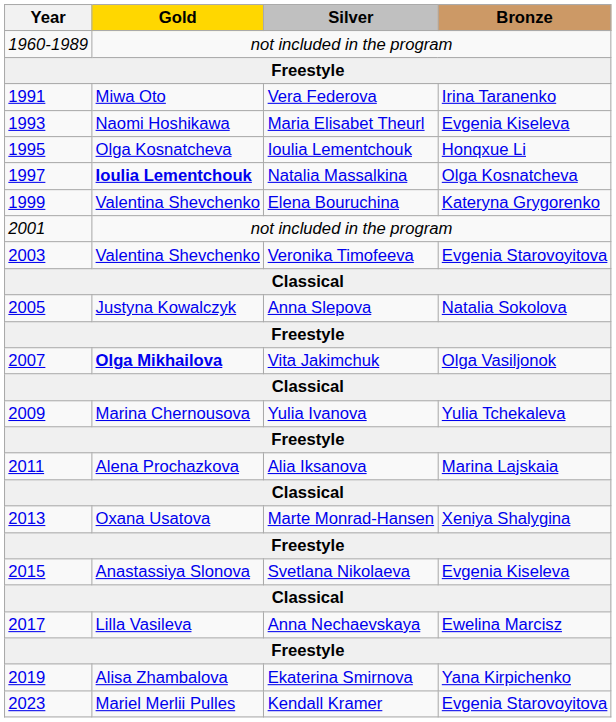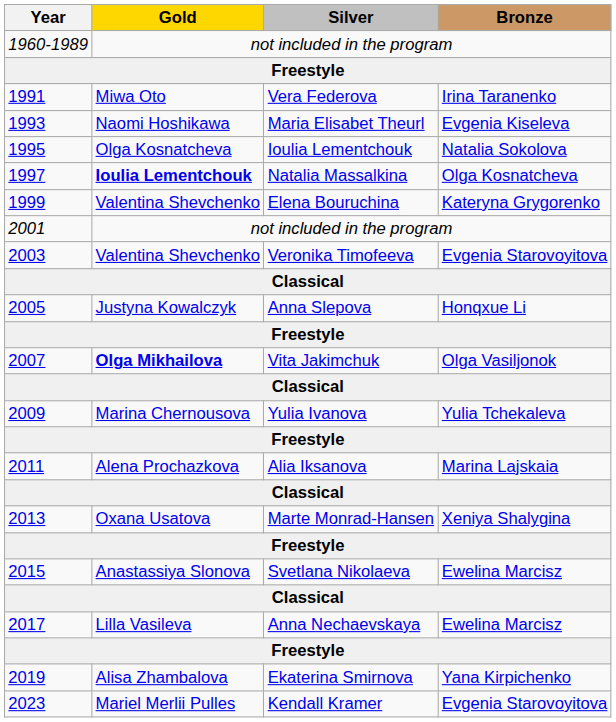(484, 149) Honqxue Li -> (504, 149) Natalia Sokolova
(504, 307) Natalia Sokolova -> (484, 307) Honqxue Li
(506, 571) Evgenia Kiseleva -> (502, 571) Ewelina Marcisz
